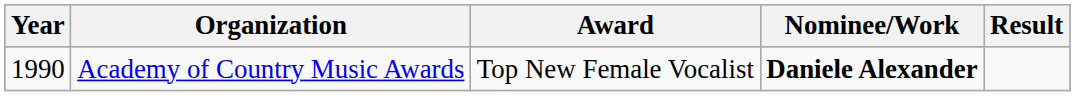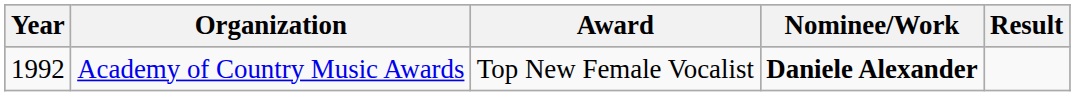(38, 68) 1990 -> (38, 68) 1992
